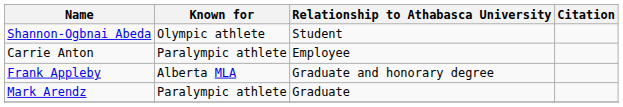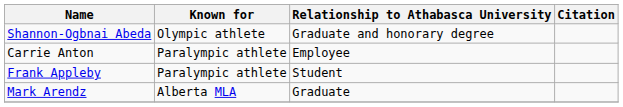(318, 34) Student -> (393, 34) Graduate and honorary degree
(197, 73) Alberta MLA -> (222, 73) Paralympic athlete
(393, 73) Graduate and honorary degree -> (318, 73) Student
(222, 92) Paralympic athlete -> (197, 92) Alberta MLA
